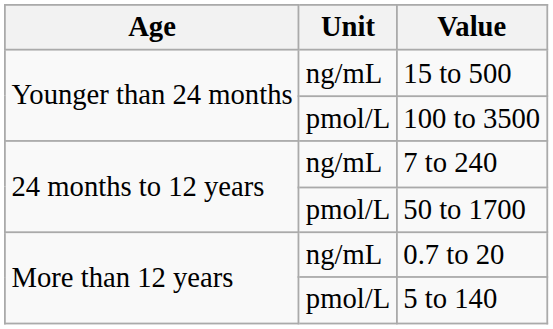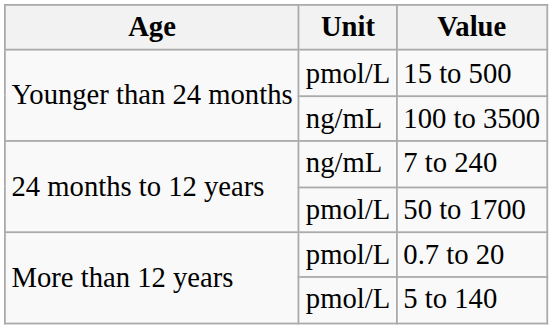(344, 72) ng/mL -> (348, 72) pmol/L
(348, 118) pmol/L -> (344, 118) ng/mL
(344, 254) ng/mL -> (348, 254) pmol/L
